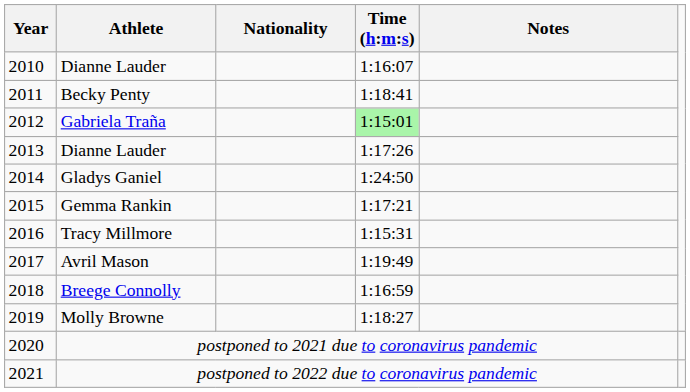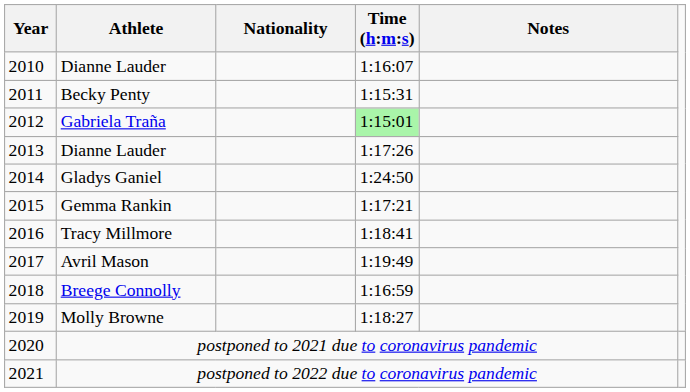(387, 94) 1:18:41 -> (387, 94) 1:15:31
(387, 233) 1:15:31 -> (387, 233) 1:18:41
